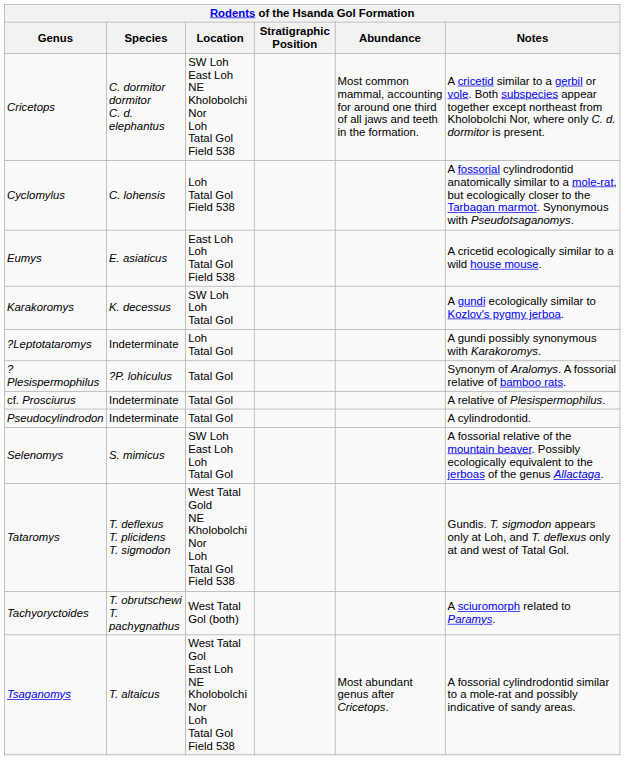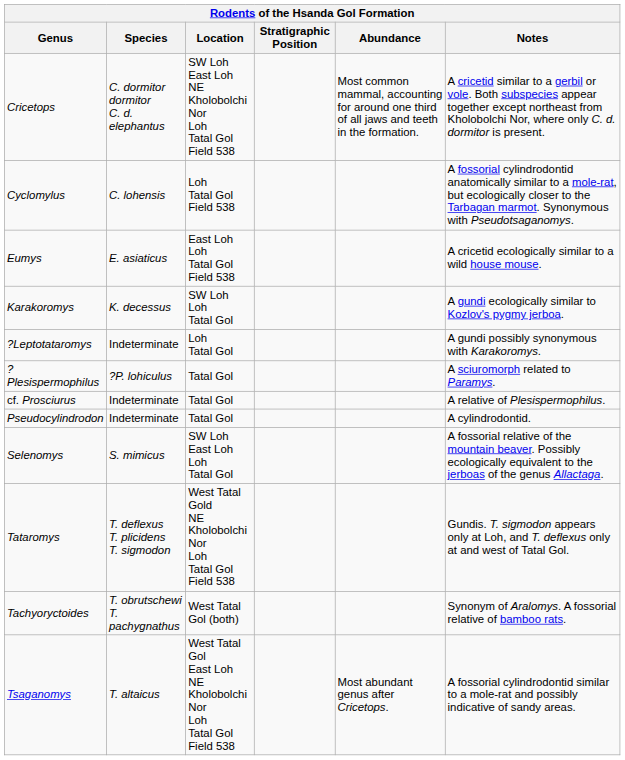(532, 376) Synonym of Aralomys. A fossorial relative of bamboo rats. -> (509, 376) A sciuromorph related to Paramys.
(509, 613) A sciuromorph related to Paramys. -> (532, 613) Synonym of Aralomys. A fossorial relative of bamboo rats.
